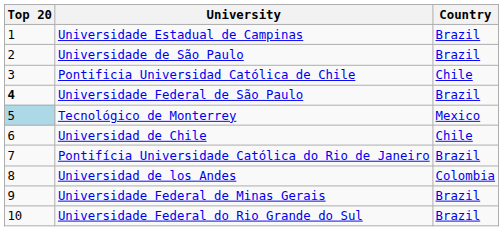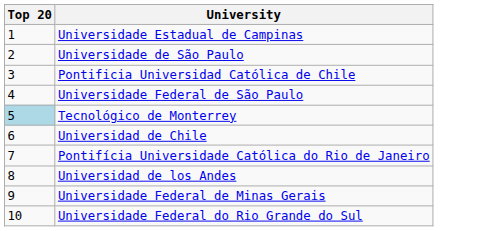- column: (465, 15)
(11, 95) bold -> (11, 95) normal
